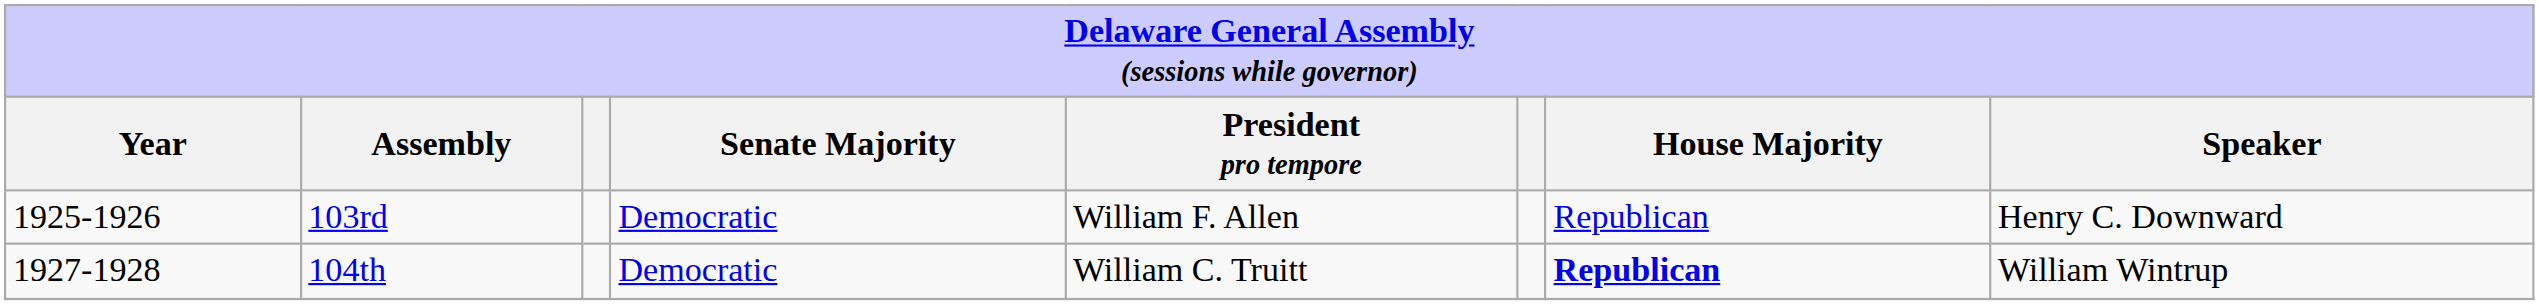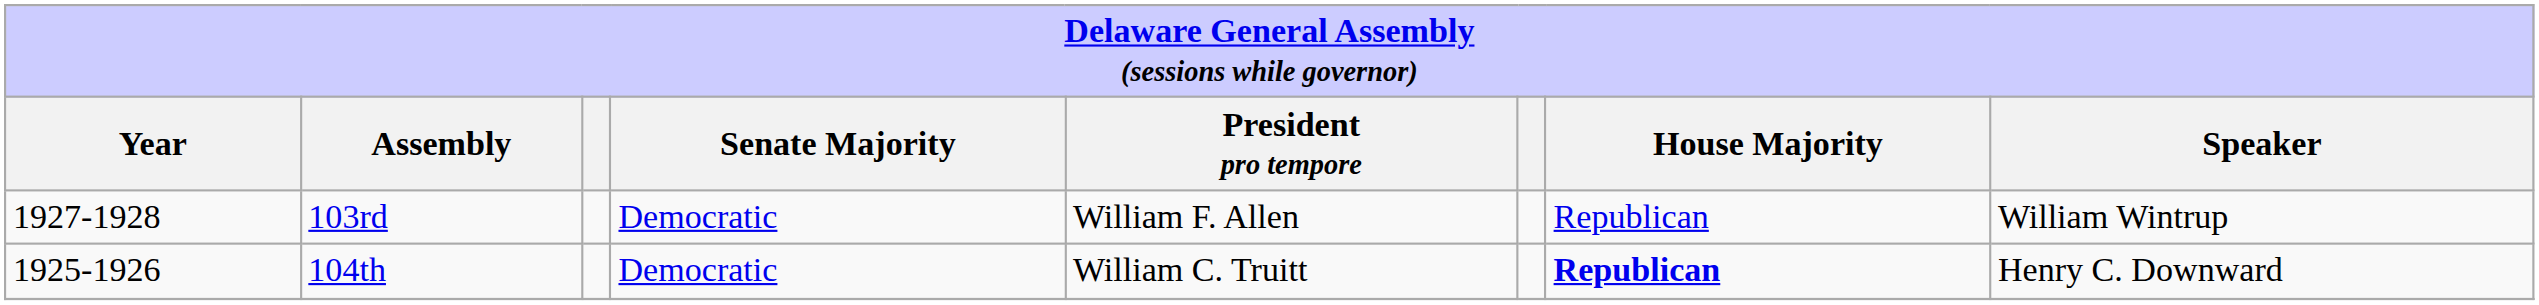(87, 216) 1925-1926 -> (87, 216) 1927-1928
(2140, 216) Henry C. Downward -> (2113, 216) William Wintrup
(87, 270) 1927-1928 -> (87, 270) 1925-1926
(2113, 270) William Wintrup -> (2140, 270) Henry C. Downward
